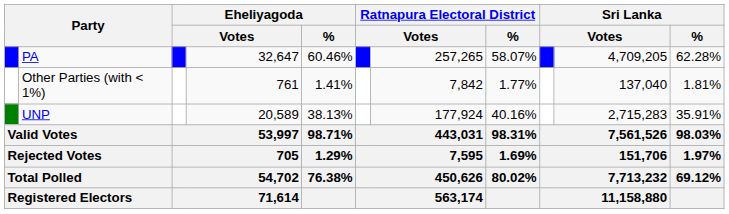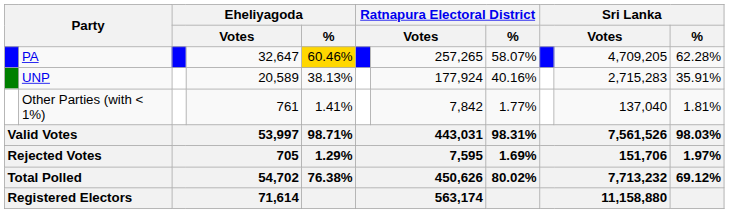(330, 57) no background -> (330, 57) gold background
rows swapped: (36, 114) <-> (83, 85)
